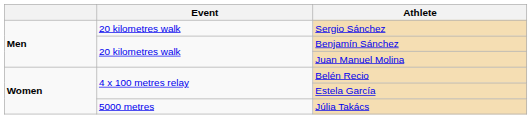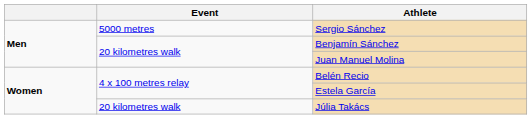(140, 28) 20 kilometres walk -> (127, 28) 5000 metres
(127, 107) 5000 metres -> (140, 107) 20 kilometres walk
